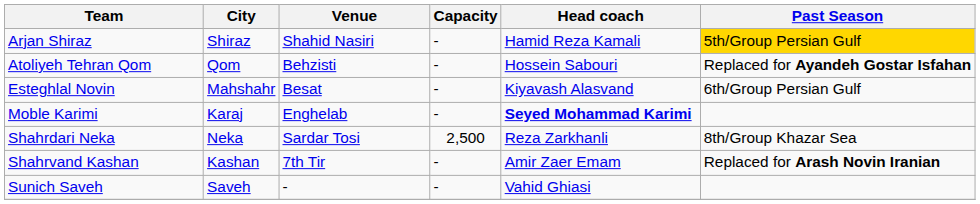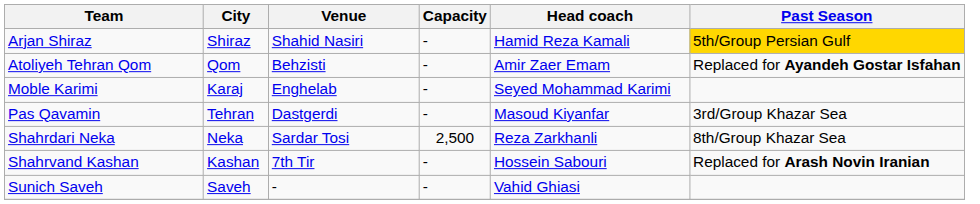(561, 65) Hossein Sabouri -> (552, 65) Amir Zaer Emam
- row: (61, 89)
(598, 114) bold -> (582, 89) normal
+ row: (54, 114)
(563, 162) Amir Zaer Emam -> (550, 162) Hossein Sabouri
